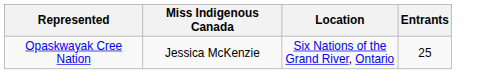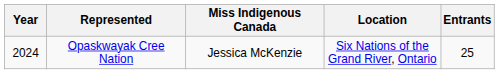+ column: (26, 20)
